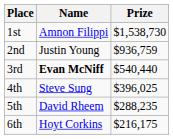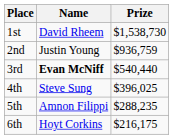(74, 32) Amnon Filippi -> (71, 32) David Rheem
(71, 106) David Rheem -> (74, 106) Amnon Filippi
